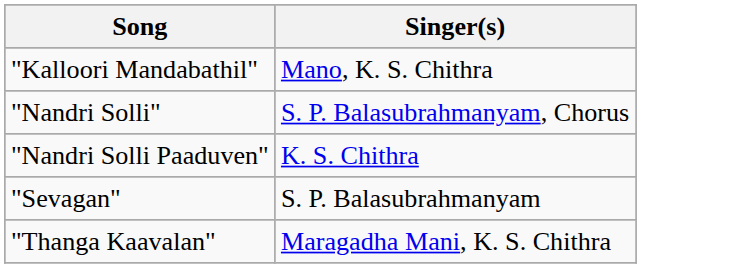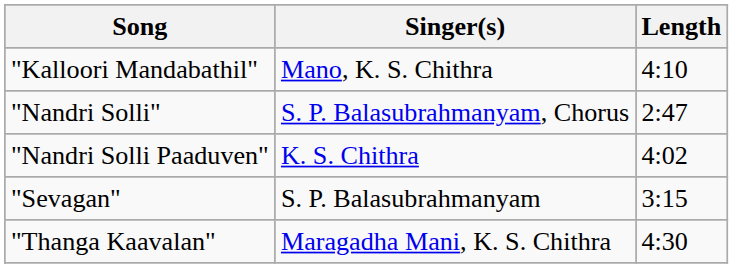+ column: (681, 26)
